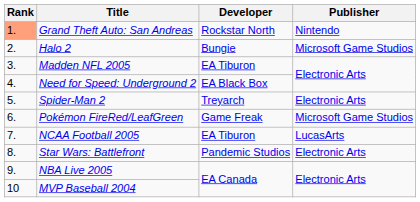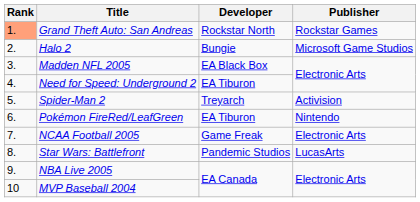(317, 30) Nintendo -> (336, 30) Rockstar Games
(228, 65) EA Tiburon -> (234, 65) EA Black Box
(234, 83) EA Black Box -> (228, 83) EA Tiburon
(331, 100) Electronic Arts -> (319, 100) Activision
(232, 118) Game Freak -> (228, 118) EA Tiburon
(354, 118) Microsoft Game Studios -> (317, 118) Nintendo
(228, 135) EA Tiburon -> (232, 135) Game Freak
(320, 135) LucasArts -> (331, 135) Electronic Arts
(331, 153) Electronic Arts -> (320, 153) LucasArts
